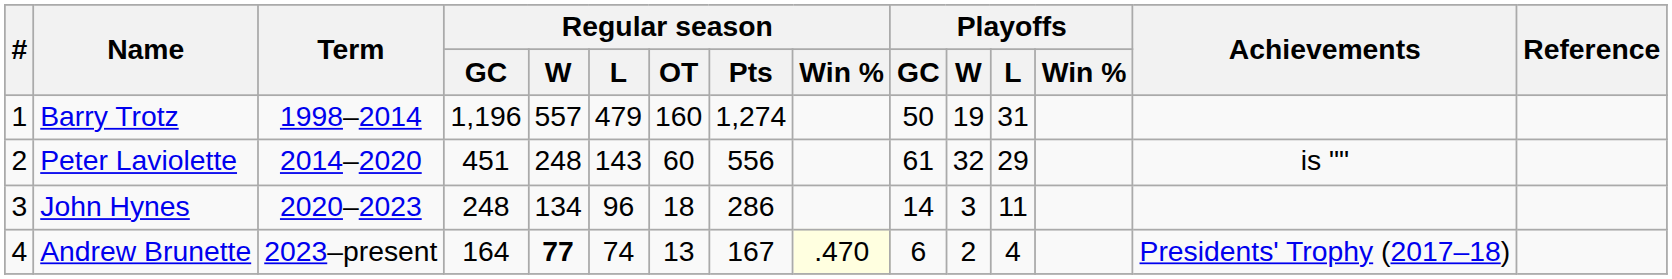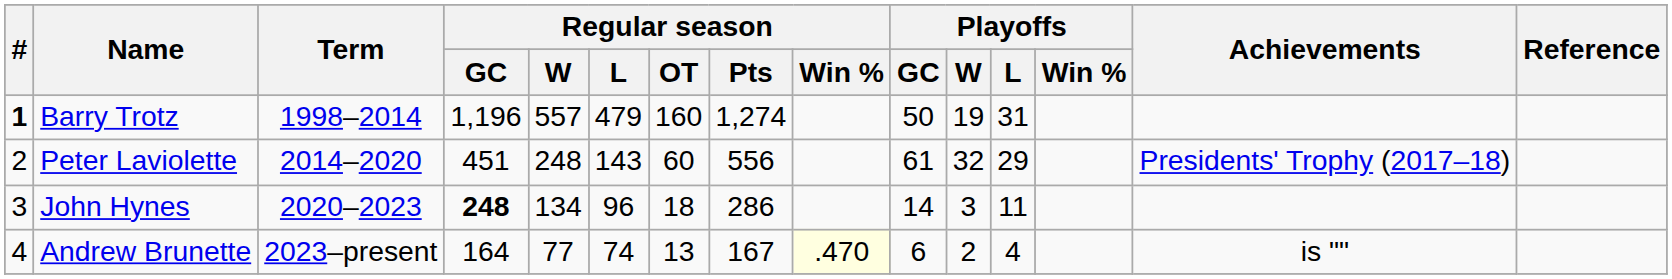(19, 116) normal -> (19, 116) bold
(1325, 161) is "" -> (1325, 161) Presidents' Trophy (2017–18)
(486, 206) normal -> (486, 206) bold
(558, 251) bold -> (558, 251) normal
(1325, 251) Presidents' Trophy (2017–18) -> (1325, 251) is ""
